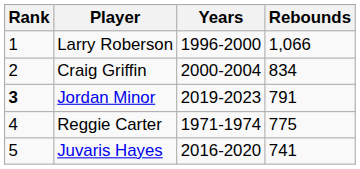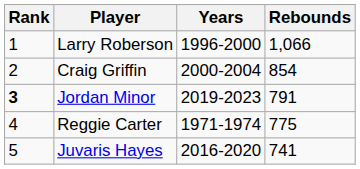(283, 71) 834 -> (283, 71) 854
